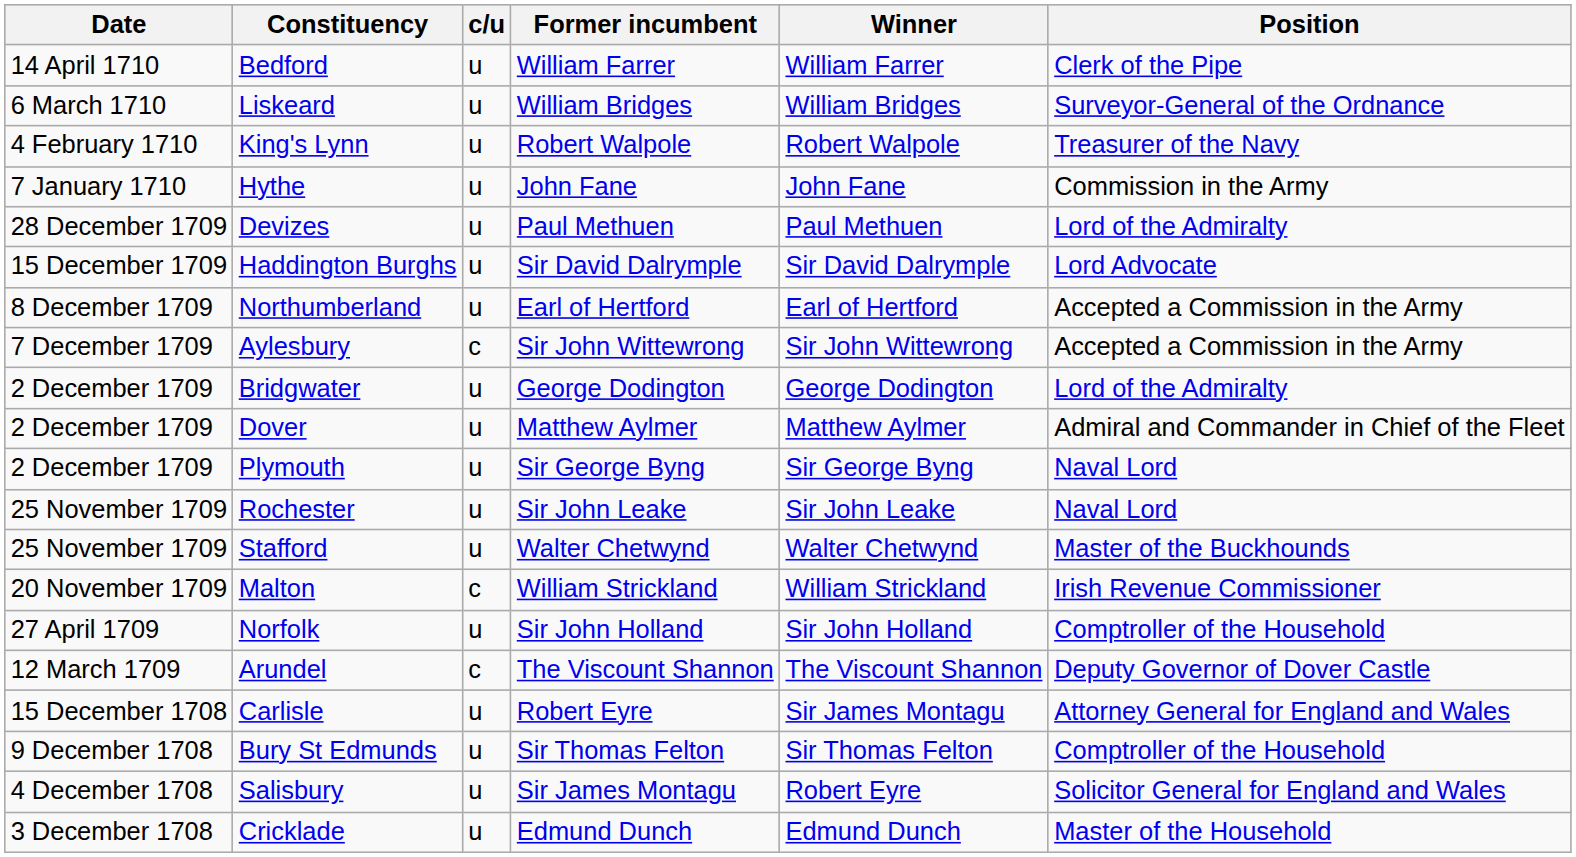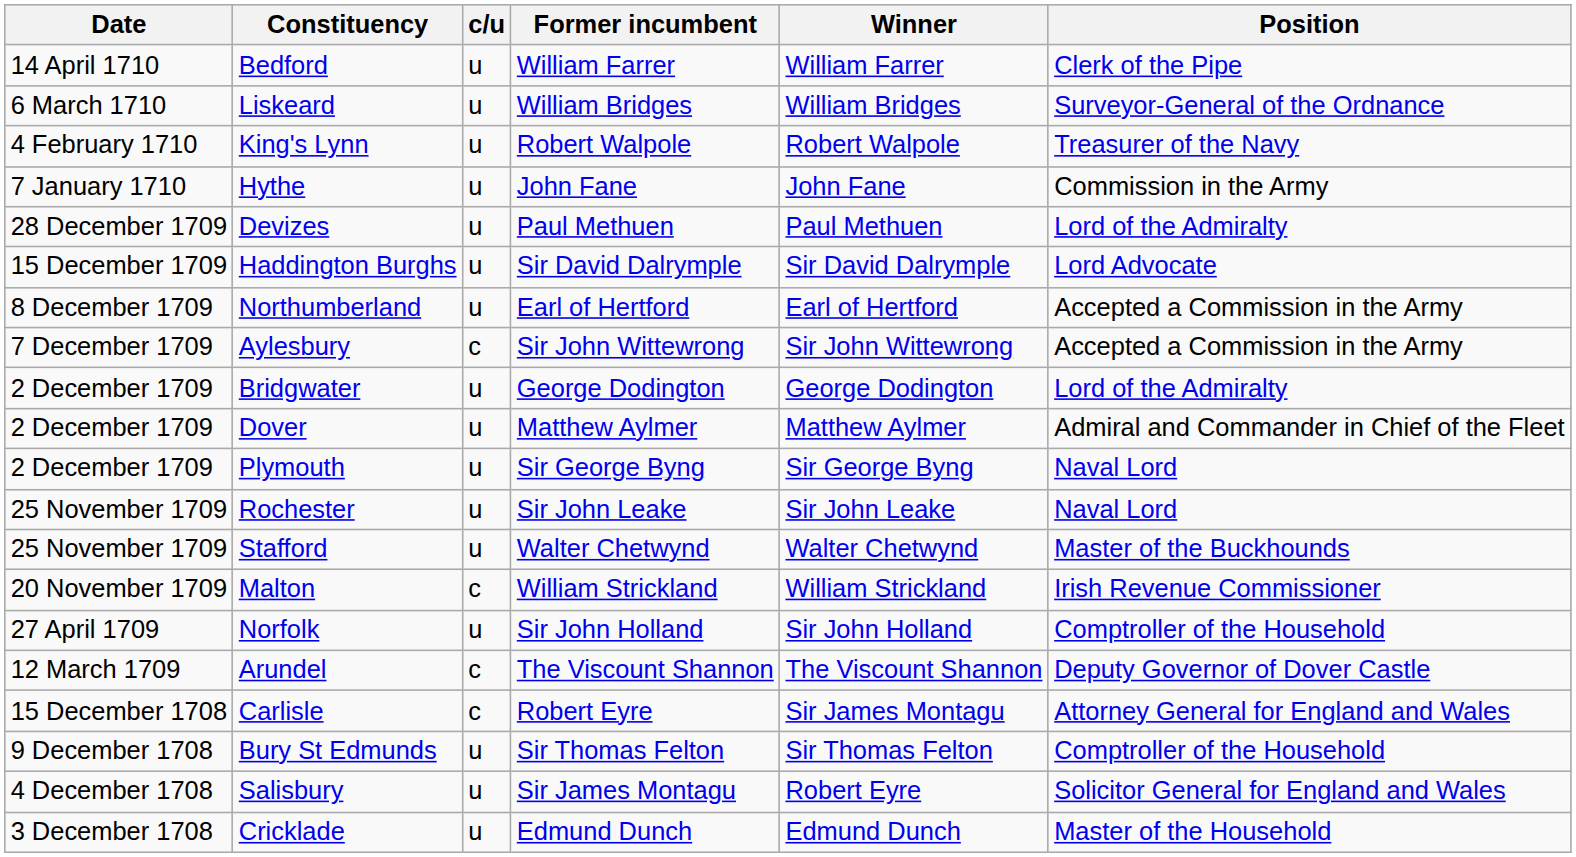(475, 710) u -> (475, 710) c
